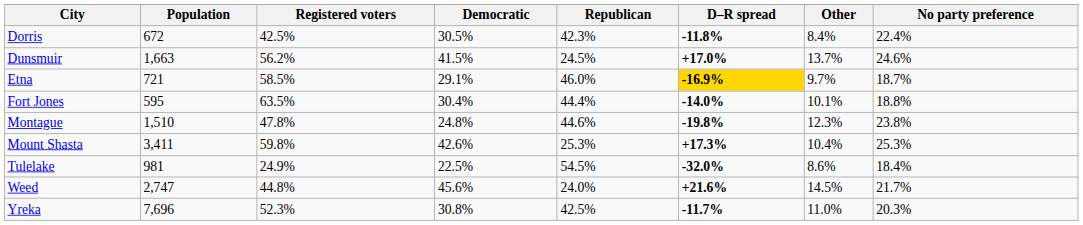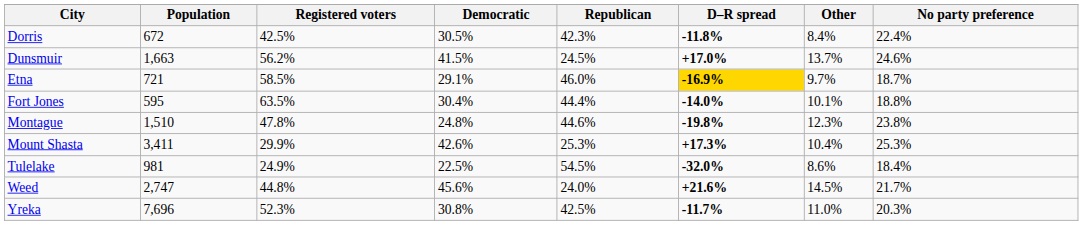(277, 144) 59.8% -> (277, 144) 29.9%
